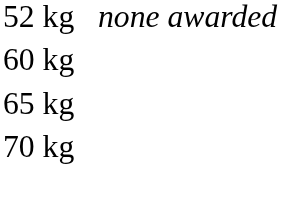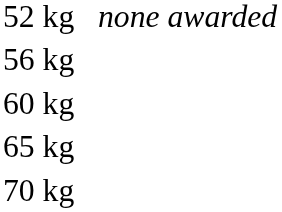+ row: (39, 59)
